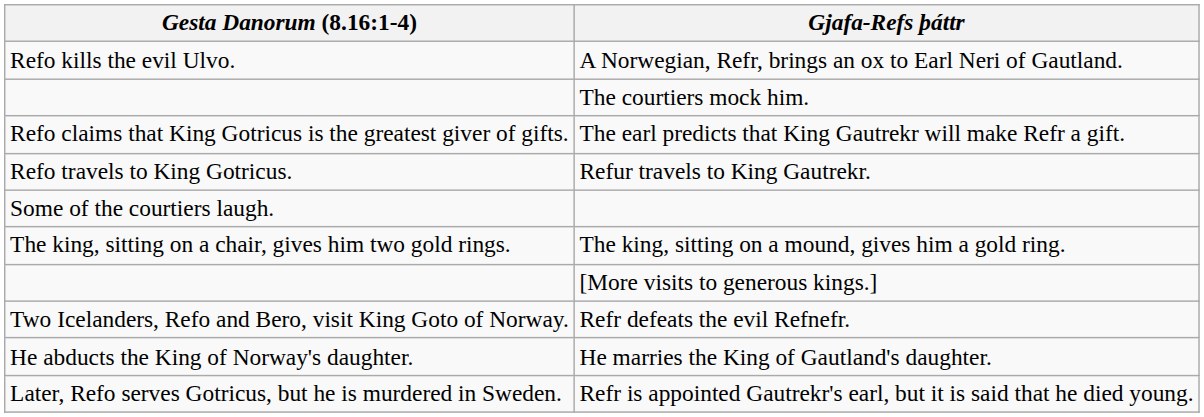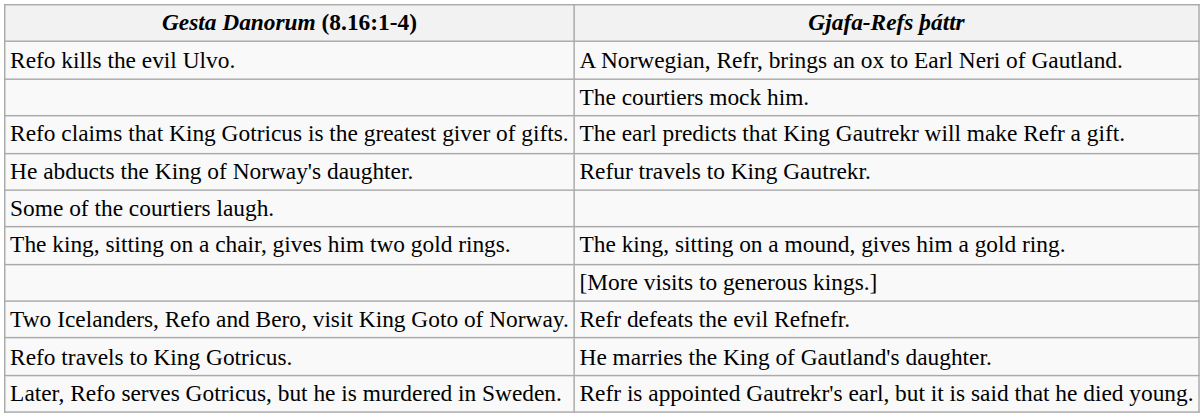(151, 171) Refo travels to King Gotricus. -> (212, 171) He abducts the King of Norway's daughter.
(212, 356) He abducts the King of Norway's daughter. -> (151, 356) Refo travels to King Gotricus.
